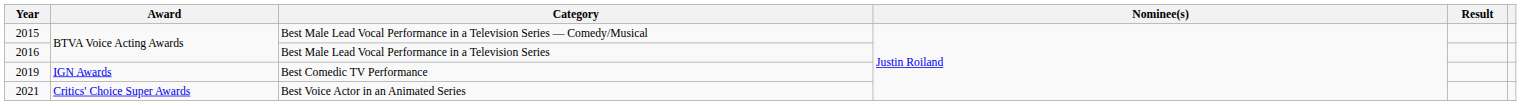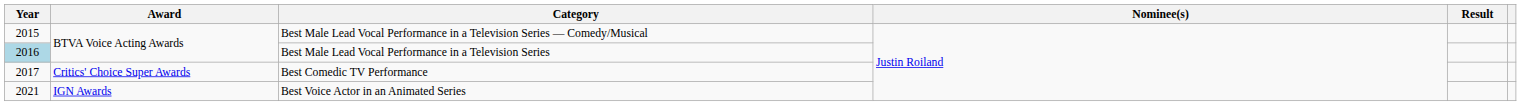(27, 52) no background -> (27, 52) lightblue background
(27, 72) 2019 -> (27, 72) 2017
(82, 72) IGN Awards -> (122, 72) Critics' Choice Super Awards
(122, 91) Critics' Choice Super Awards -> (82, 91) IGN Awards
